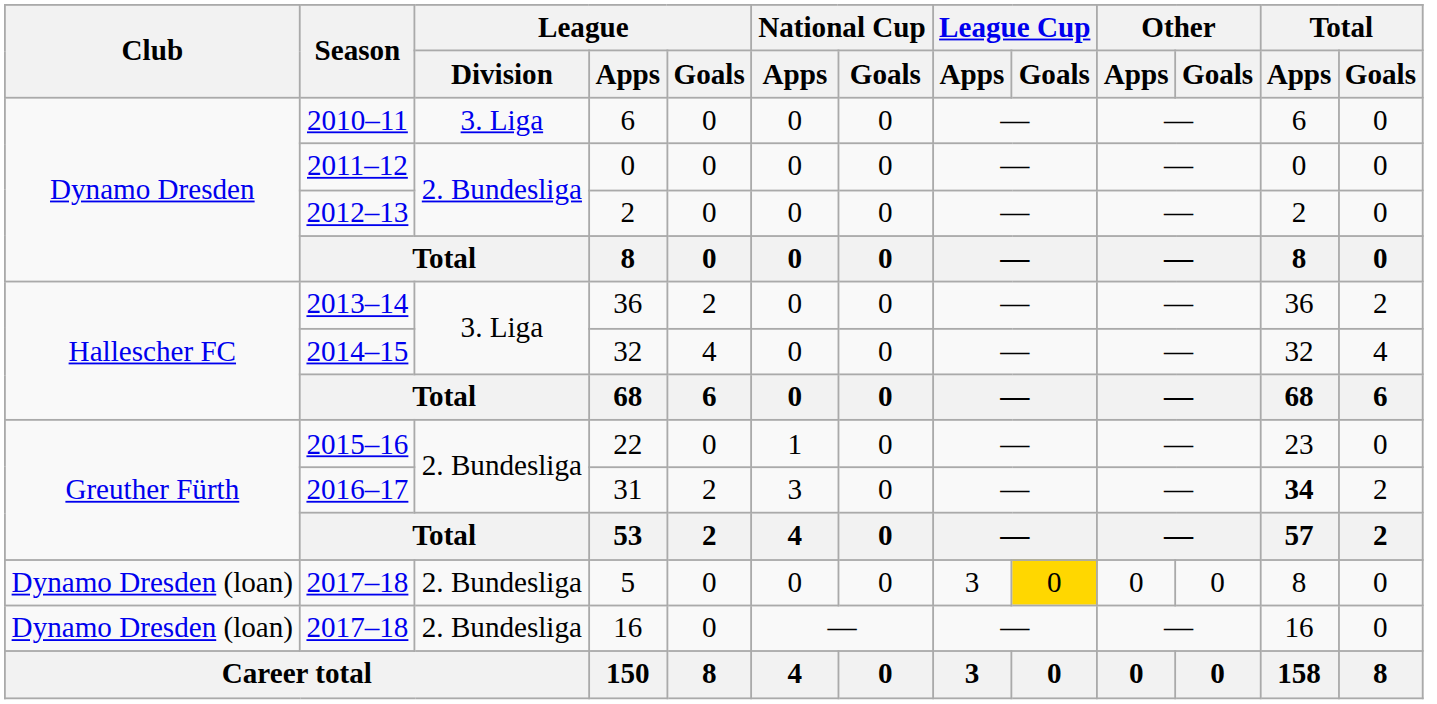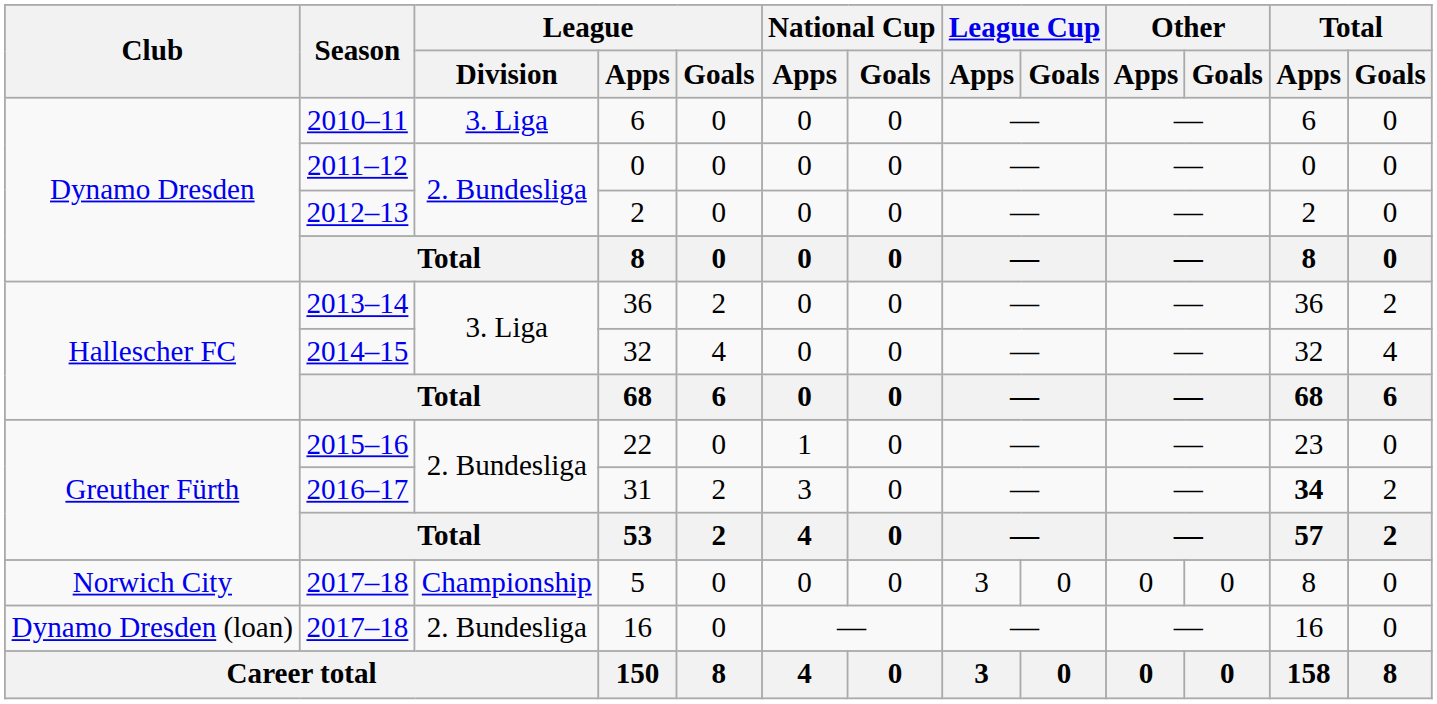(152, 581) Dynamo Dresden (loan) -> (152, 581) Norwich City
(502, 581) 2. Bundesliga -> (507, 581) Championship
(1054, 581) gold background -> (1064, 581) no background
